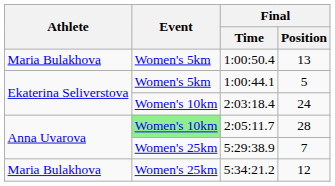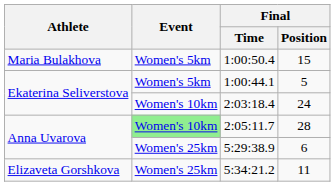(304, 60) 13 -> (304, 60) 15
(304, 148) 7 -> (304, 148) 6
(54, 170) Maria Bulakhova -> (64, 170) Elizaveta Gorshkova
(304, 170) 12 -> (304, 170) 11
